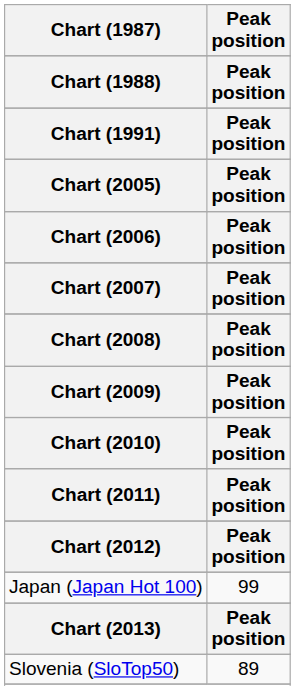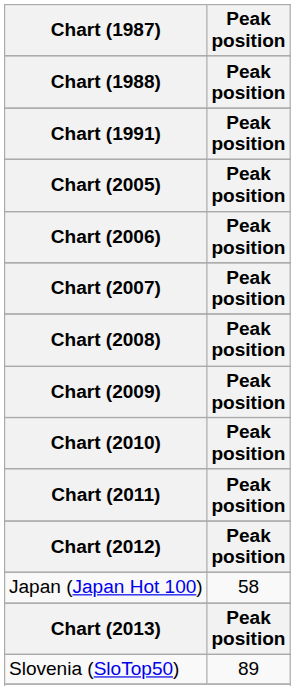(248, 587) 99 -> (248, 587) 58
